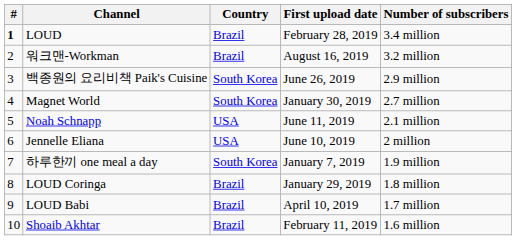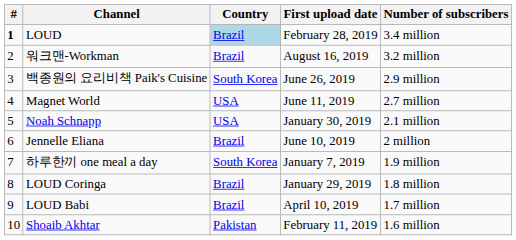(229, 34) no background -> (229, 34) lightblue background
(245, 100) South Korea -> (226, 100) USA
(327, 100) January 30, 2019 -> (319, 100) June 11, 2019
(319, 120) June 11, 2019 -> (327, 120) January 30, 2019
(226, 141) USA -> (229, 141) Brazil
(229, 224) Brazil -> (235, 224) Pakistan
